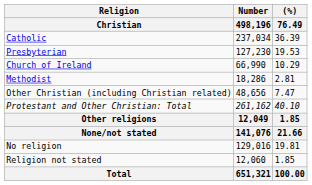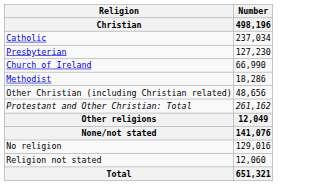- column: (290, 25)
